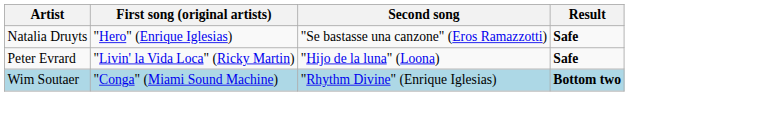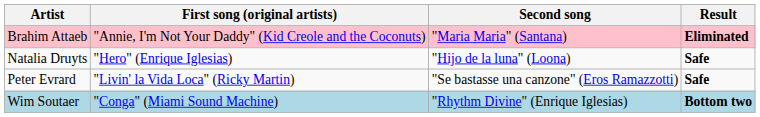+ row: (47, 36)
(424, 36) "Se bastasse una canzone" (Eros Ramazzotti) -> (501, 58) "Hijo de la luna" (Loona)
(370, 58) "Hijo de la luna" (Loona) -> (555, 79) "Se bastasse una canzone" (Eros Ramazzotti)
